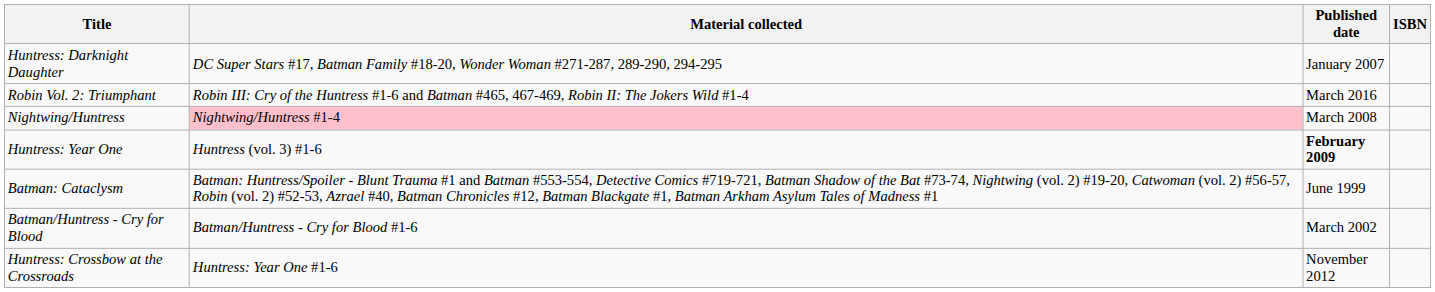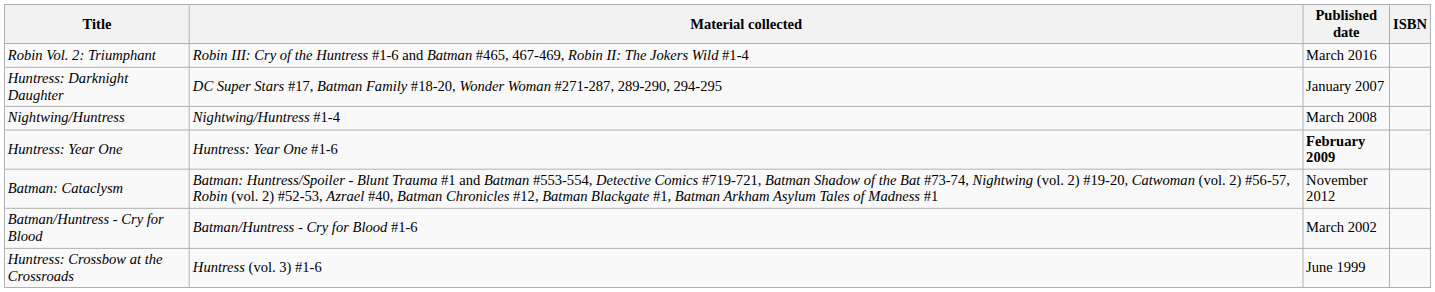rows swapped: (68, 63) <-> (82, 94)
(266, 118) pink background -> (266, 118) no background
(257, 149) Huntress (vol. 3) #1-6 -> (265, 149) Huntress: Year One #1-6
(1336, 188) June 1999 -> (1337, 188) November 2012
(265, 267) Huntress: Year One #1-6 -> (257, 267) Huntress (vol. 3) #1-6
(1337, 267) November 2012 -> (1336, 267) June 1999
